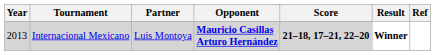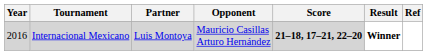(17, 36) 2013 -> (17, 36) 2016
(237, 36) bold -> (234, 36) normal
